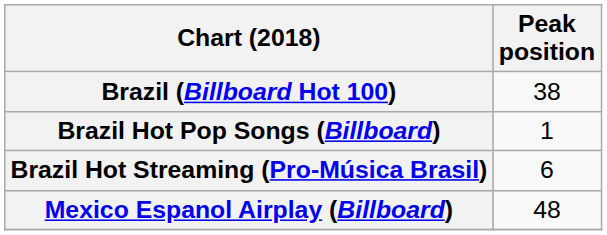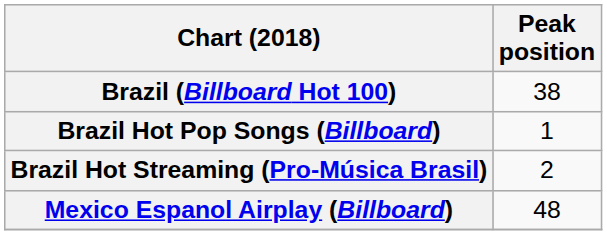(547, 170) 6 -> (547, 170) 2
